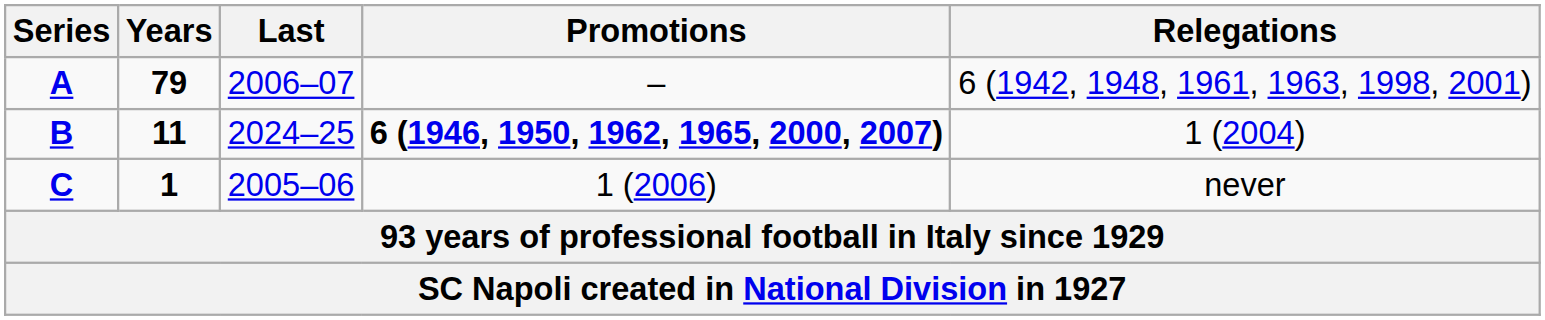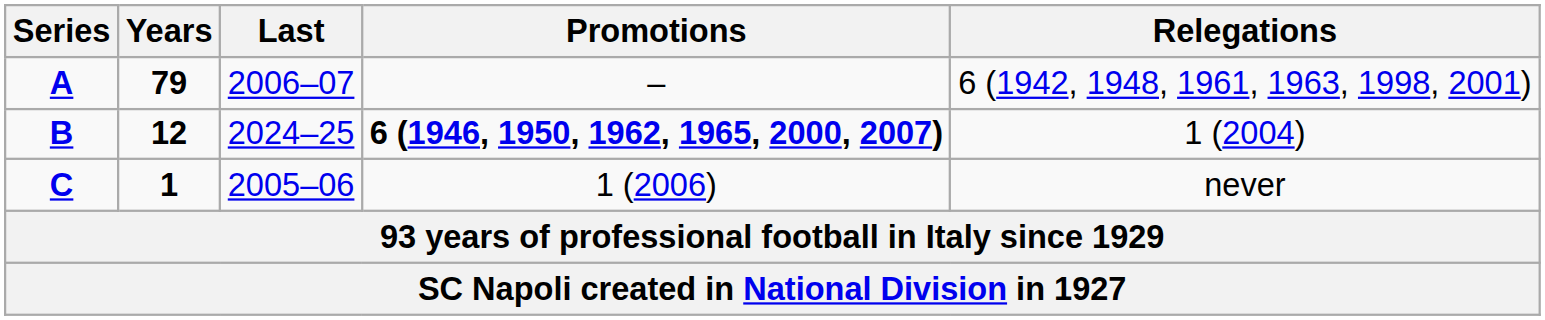(169, 134) 11 -> (169, 134) 12
